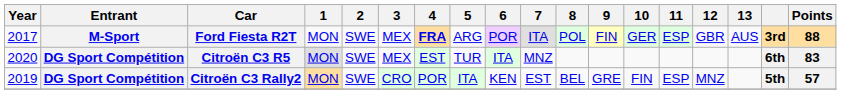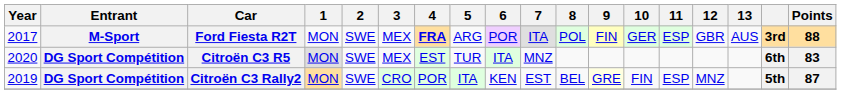(607, 79) no background -> (607, 79) lightyellow background
(812, 79) 57 -> (812, 79) 87
